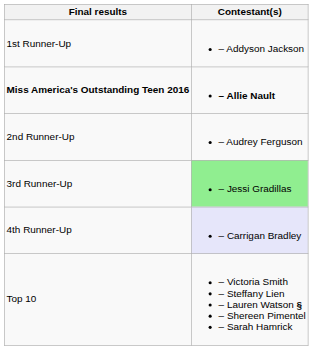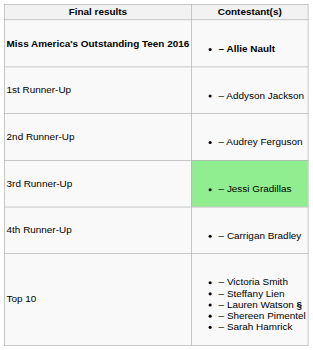rows swapped: (98, 90) <-> (39, 43)
(250, 236) lavender background -> (250, 236) no background
